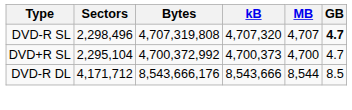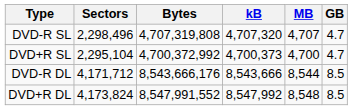(335, 34) bold -> (335, 34) normal
+ row: (40, 94)
